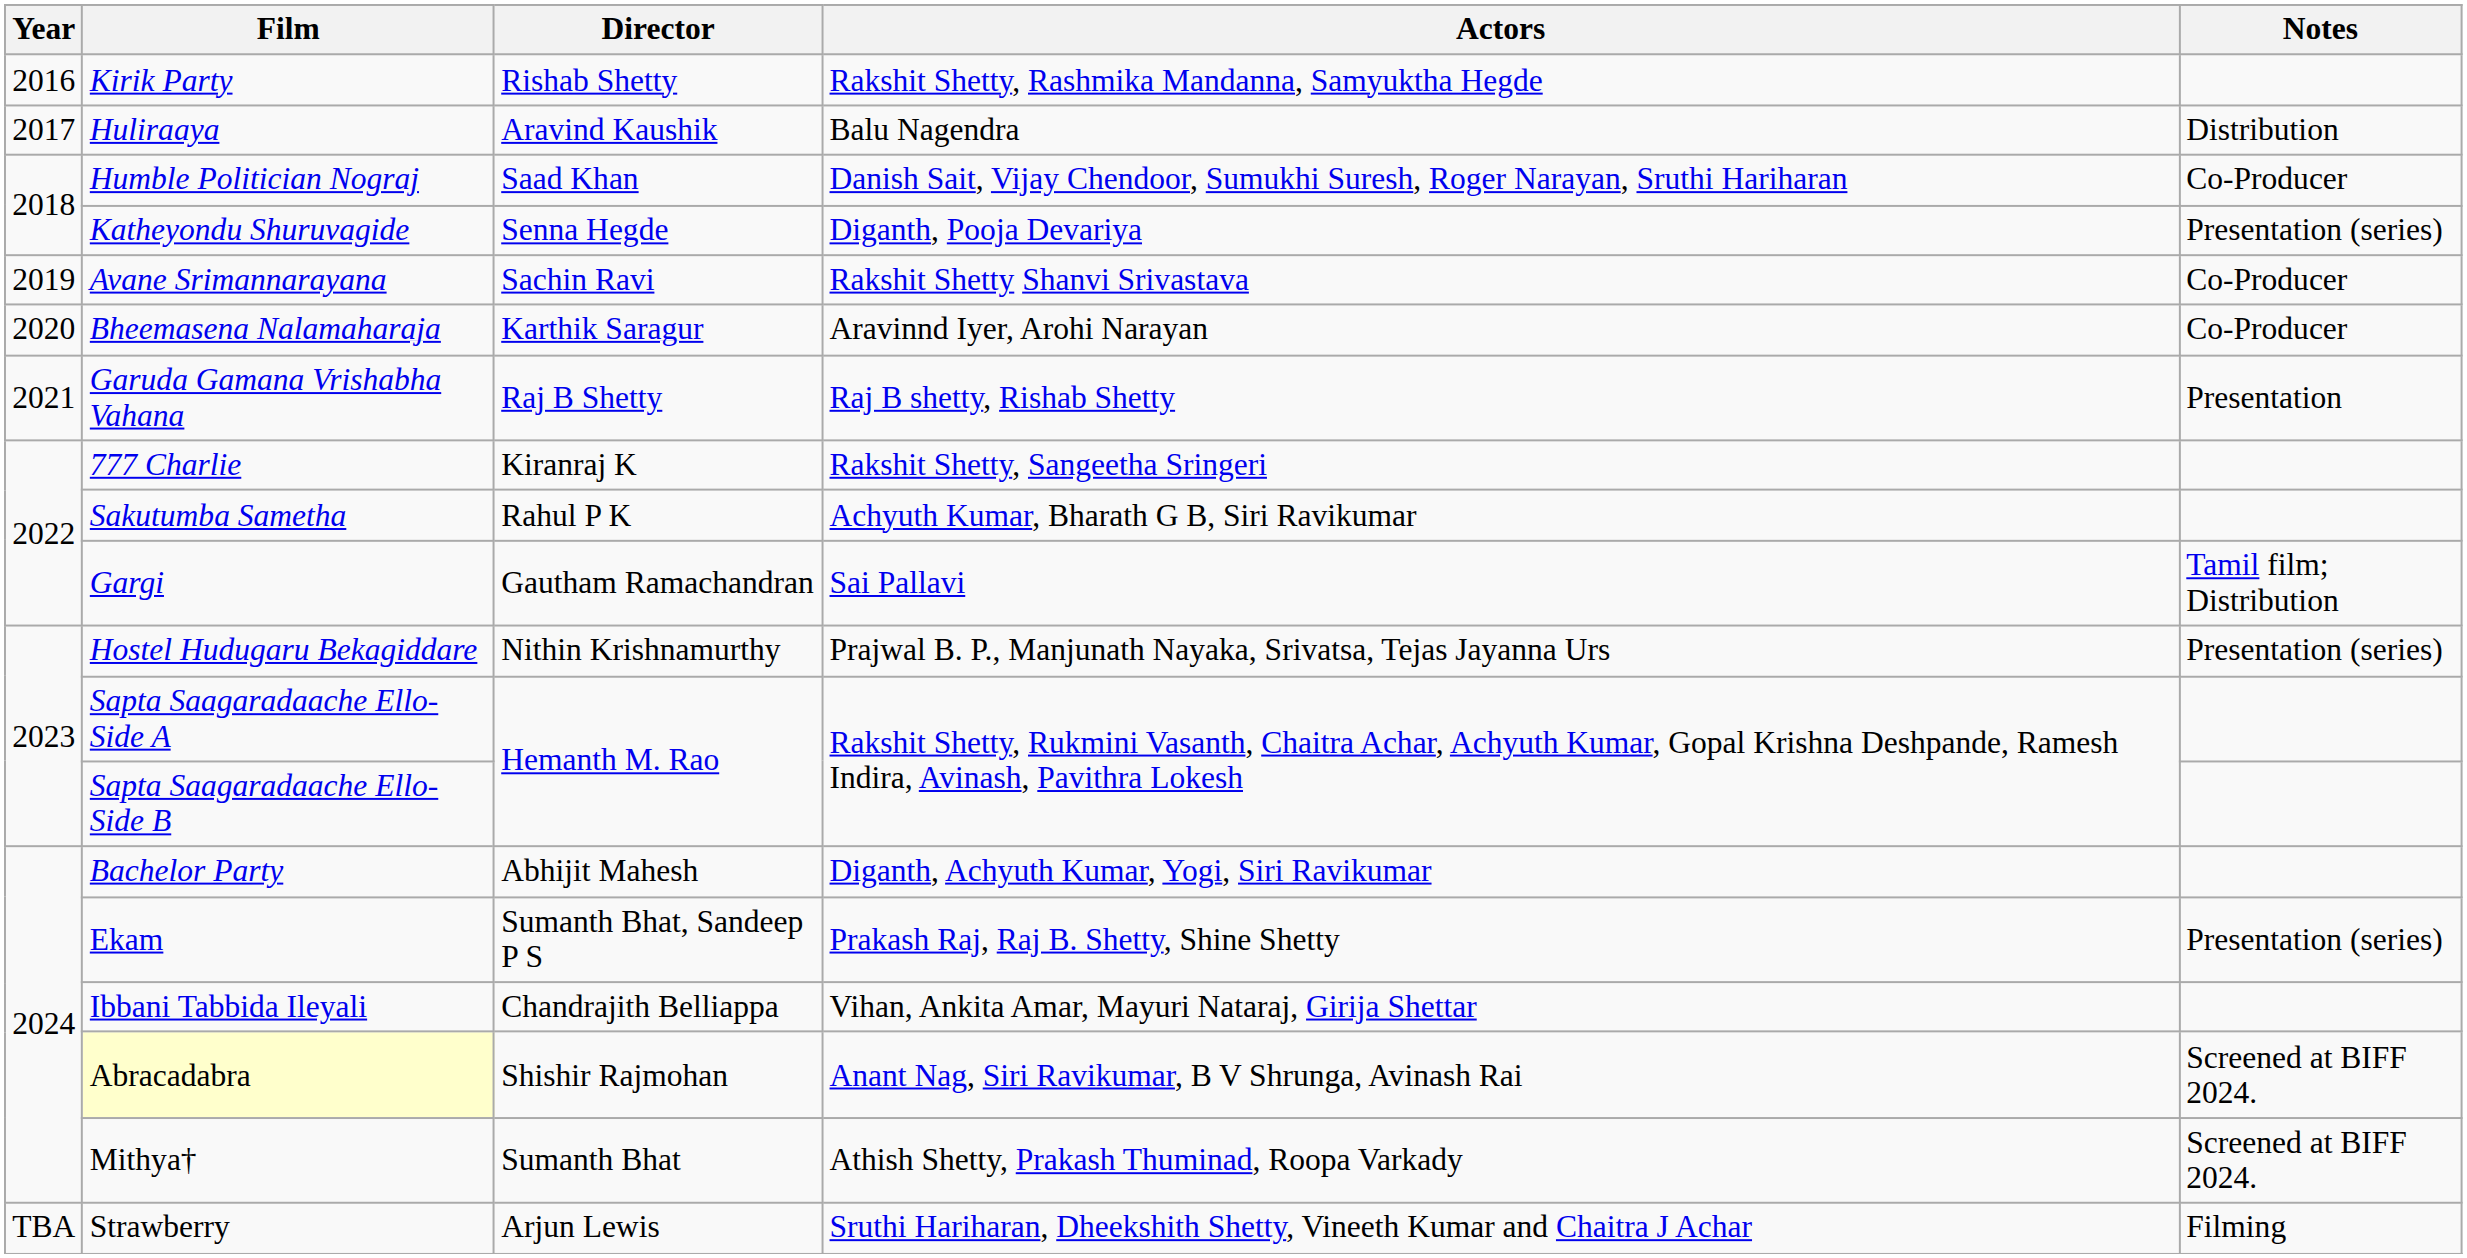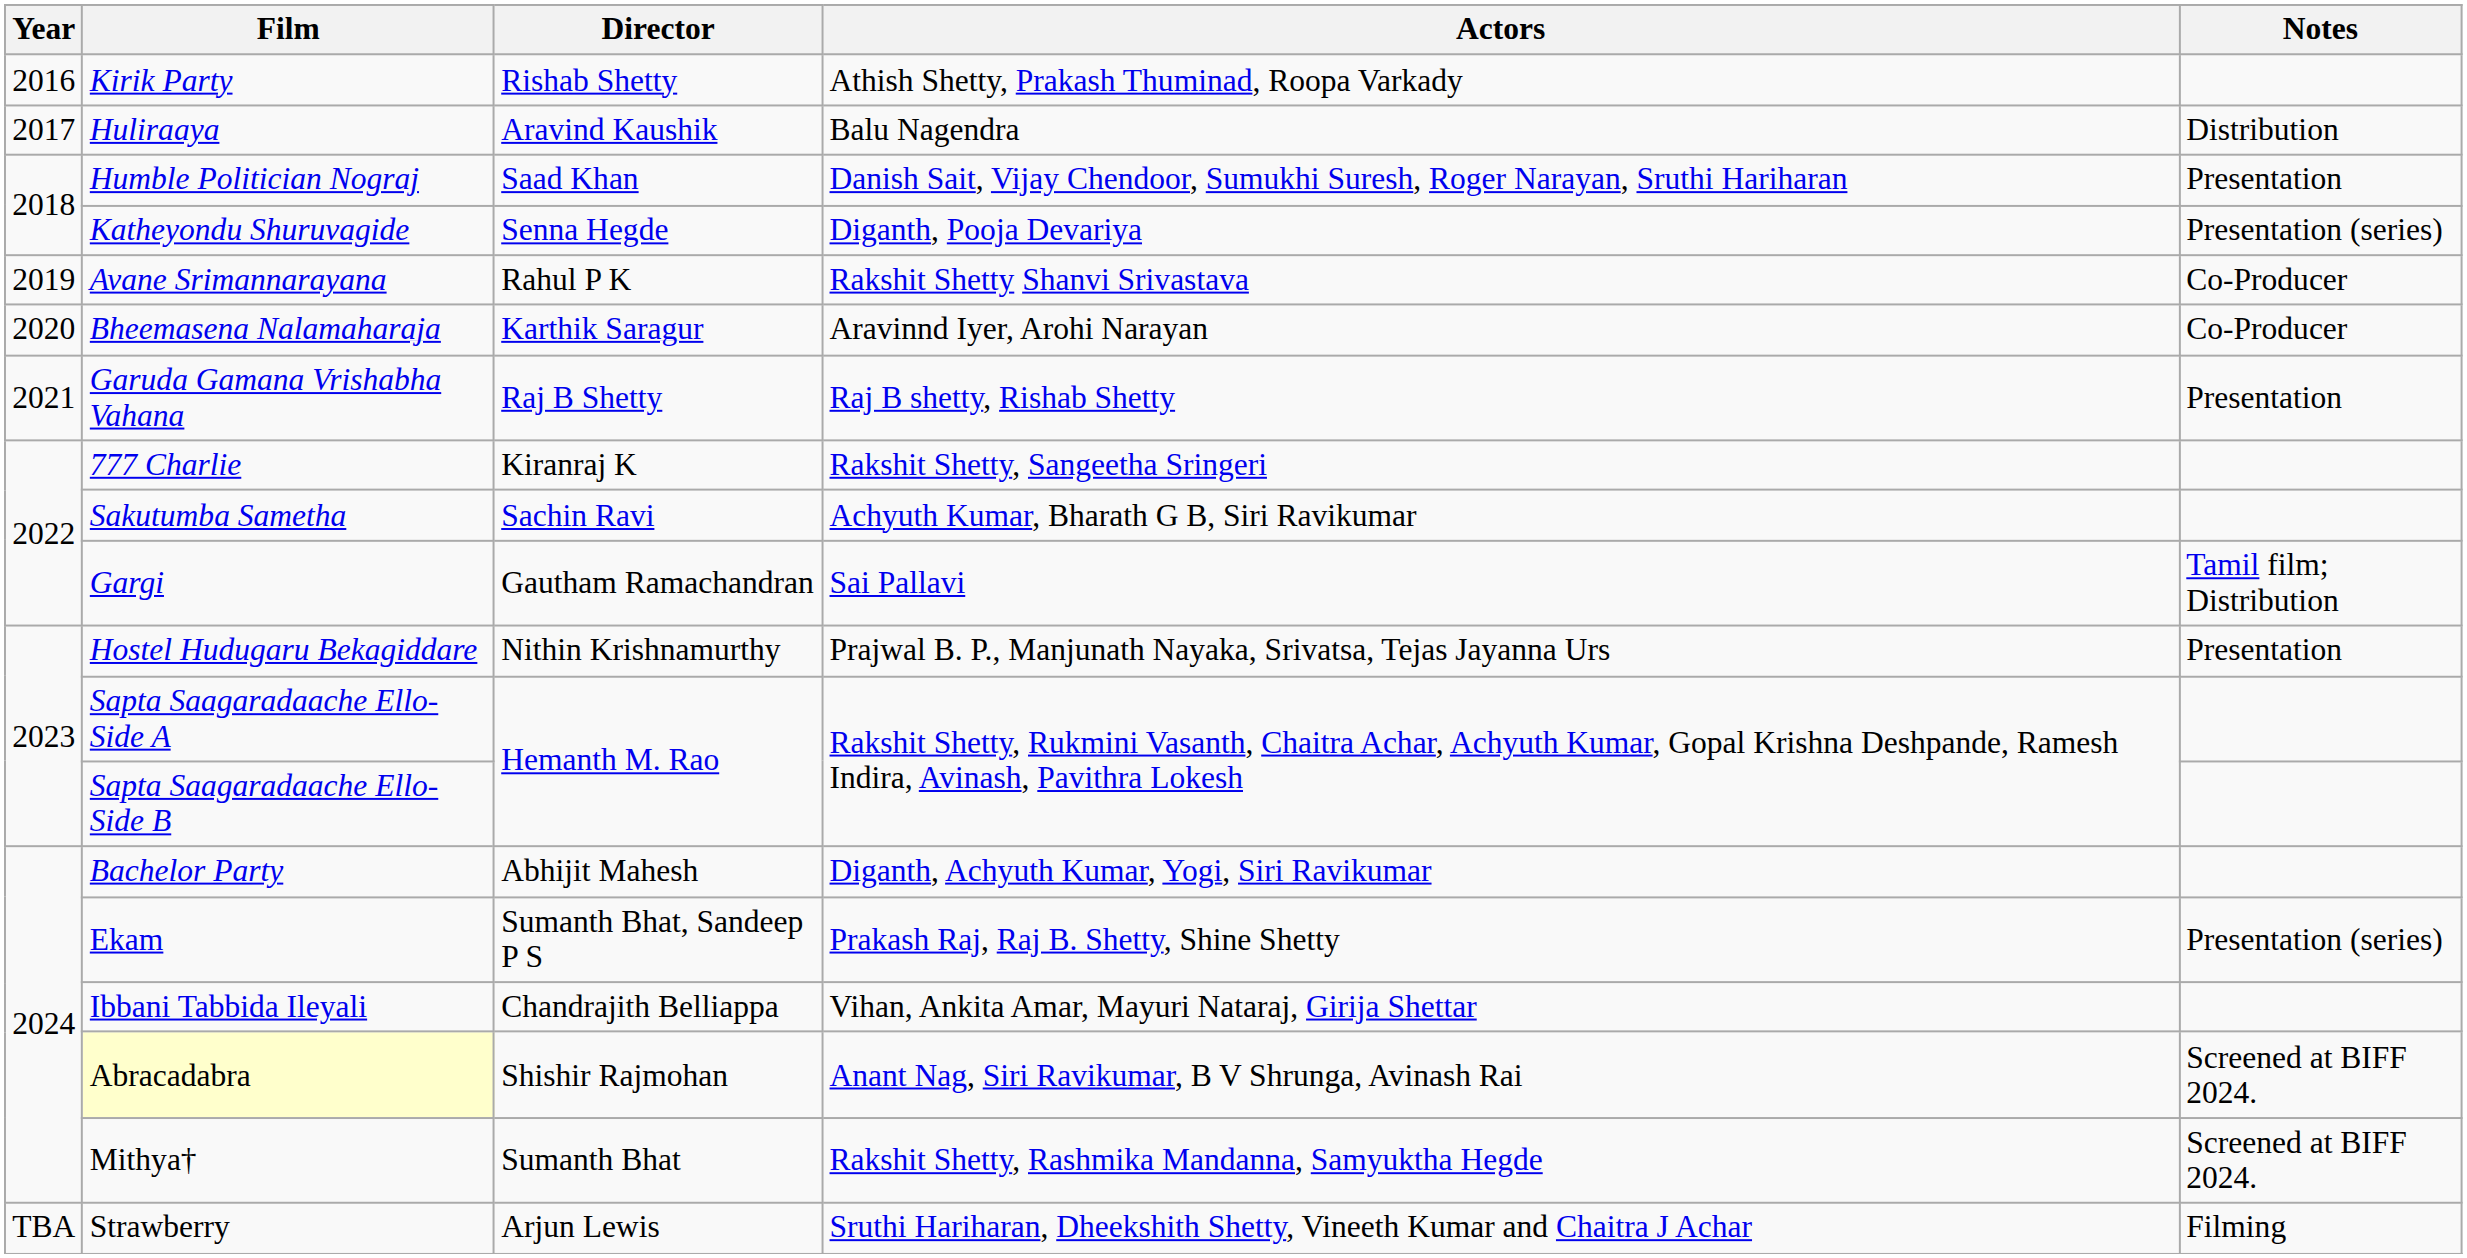(1186, 79) Rakshit Shetty, Rashmika Mandanna, Samyuktha Hegde -> (1146, 79) Athish Shetty, Prakash Thuminad, Roopa Varkady
(2267, 179) Co-Producer -> (2264, 179) Presentation
(578, 279) Sachin Ravi -> (566, 279) Rahul P K
(566, 514) Rahul P K -> (578, 514) Sachin Ravi
(2315, 650) Presentation (series) -> (2264, 650) Presentation
(1146, 1159) Athish Shetty, Prakash Thuminad, Roopa Varkady -> (1186, 1159) Rakshit Shetty, Rashmika Mandanna, Samyuktha Hegde
